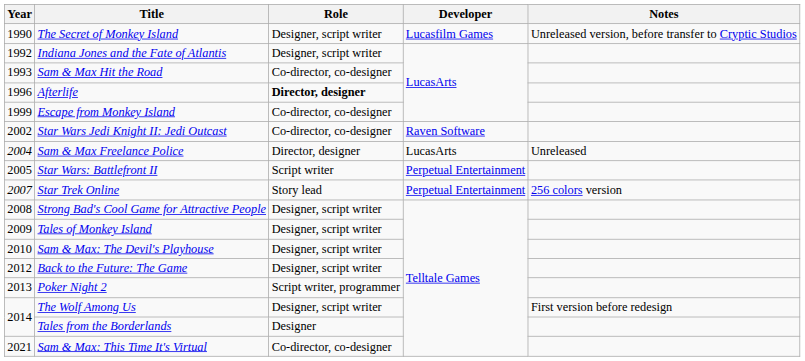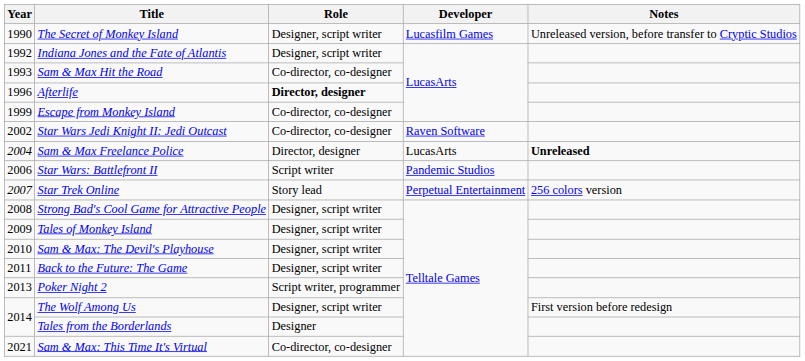(559, 151) normal -> (560, 151) bold
(20, 170) 2005 -> (20, 170) 2006
(466, 170) Perpetual Entertainment -> (450, 170) Pandemic Studios
(20, 268) 2012 -> (19, 268) 2011
